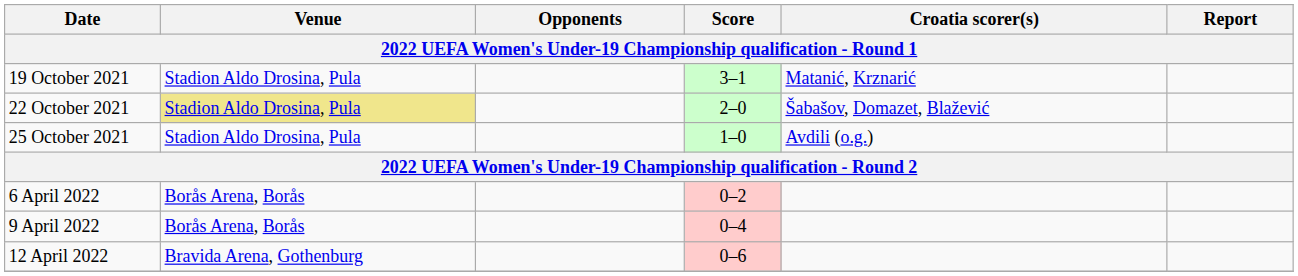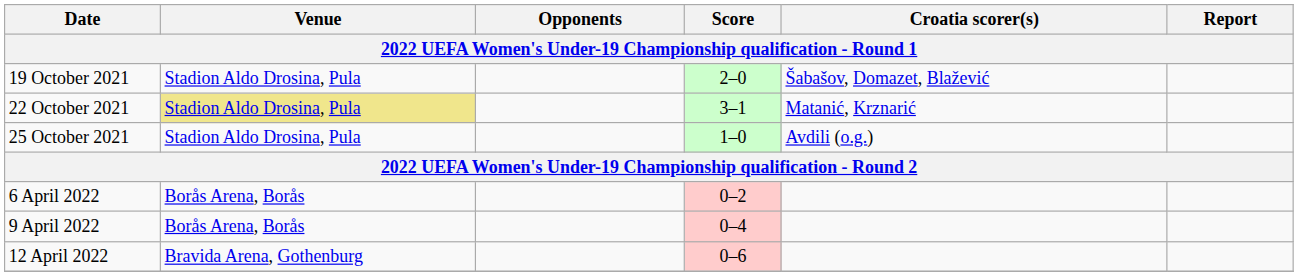(733, 78) 3–1 -> (733, 78) 2–0
(851, 78) Matanić, Krznarić -> (887, 78) Šabašov, Domazet, Blažević
(733, 108) 2–0 -> (733, 108) 3–1
(887, 108) Šabašov, Domazet, Blažević -> (851, 108) Matanić, Krznarić
